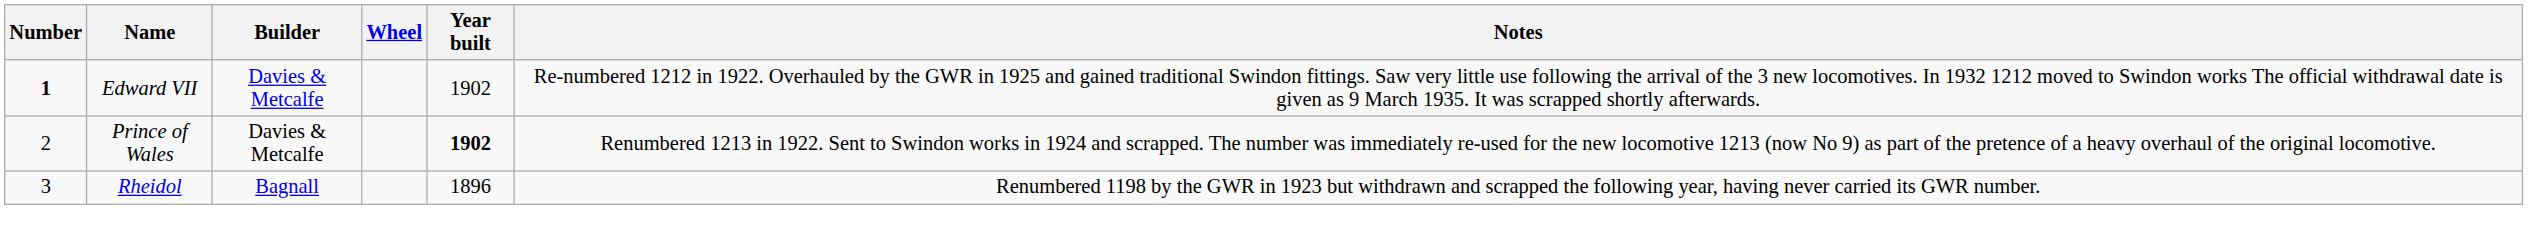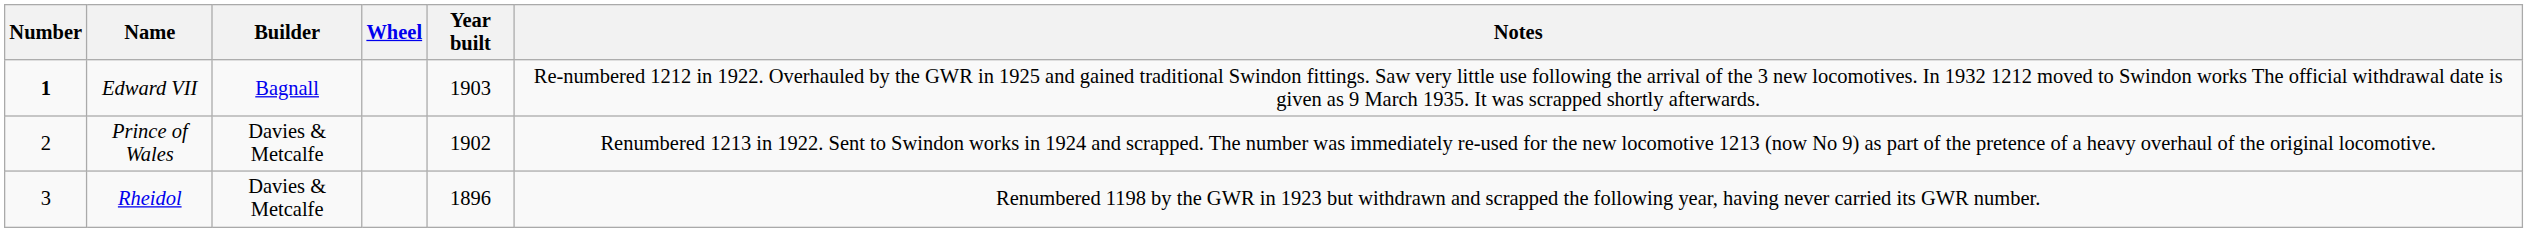(287, 87) Davies & Metcalfe -> (287, 87) Bagnall
(470, 87) 1902 -> (470, 87) 1903
(470, 143) bold -> (470, 143) normal
(287, 187) Bagnall -> (287, 198) Davies & Metcalfe
